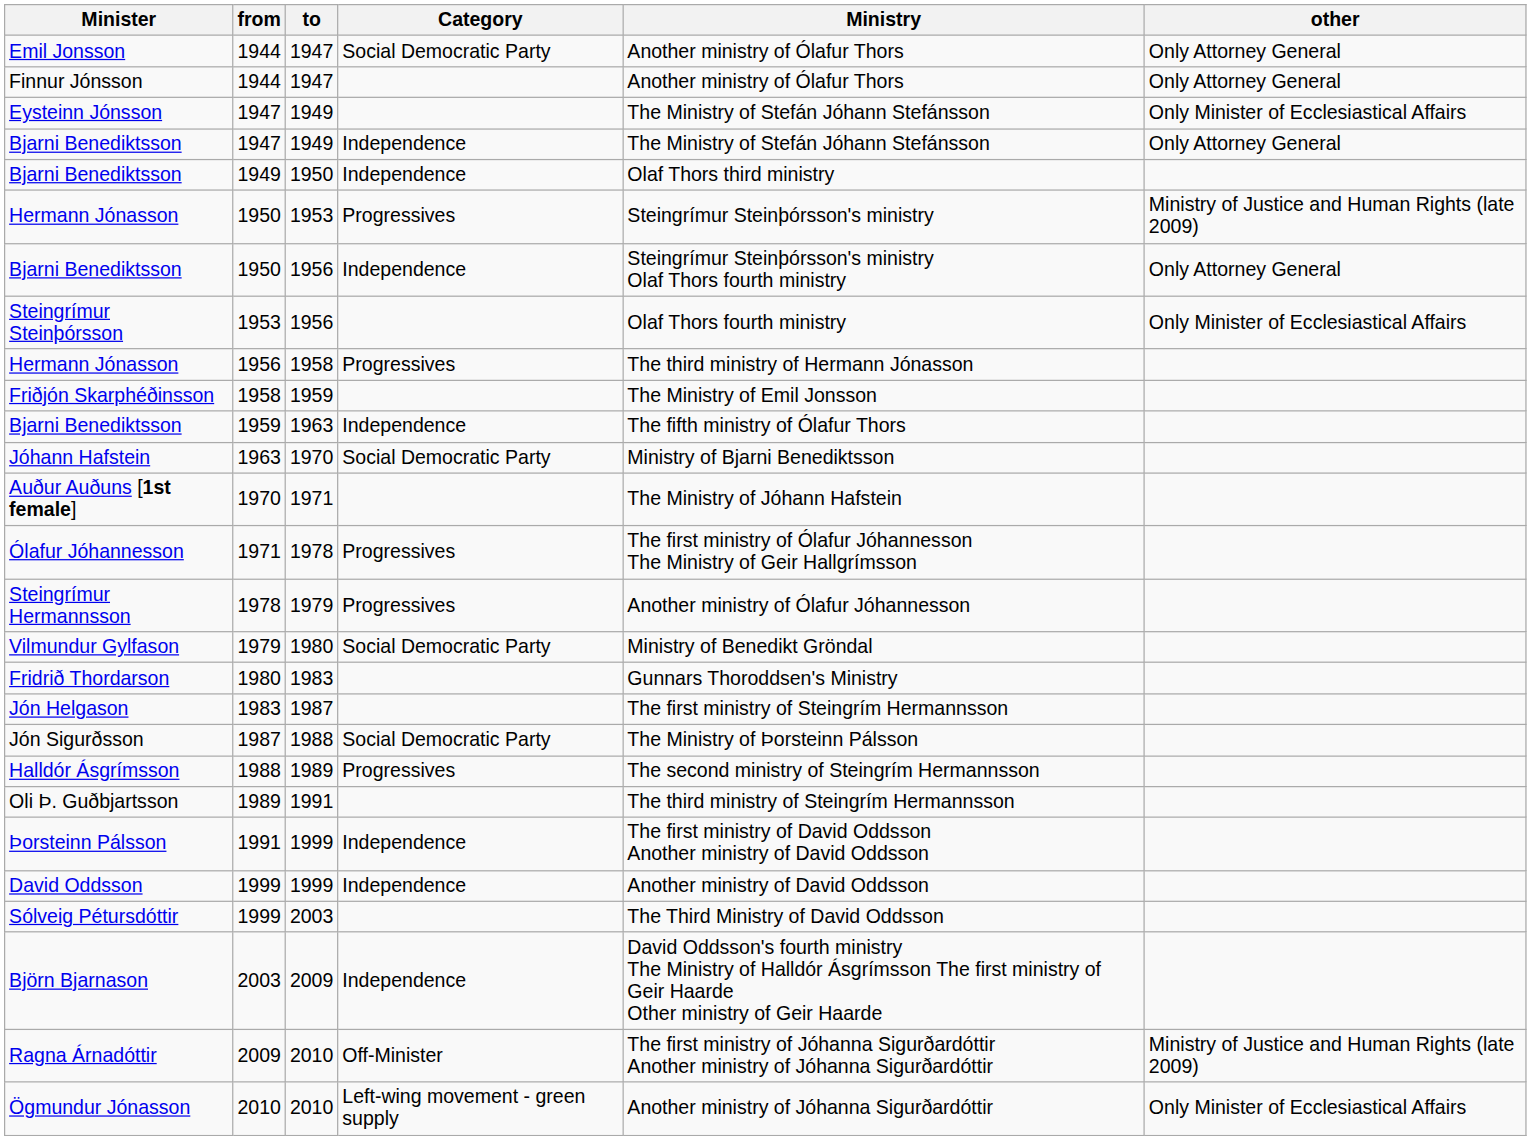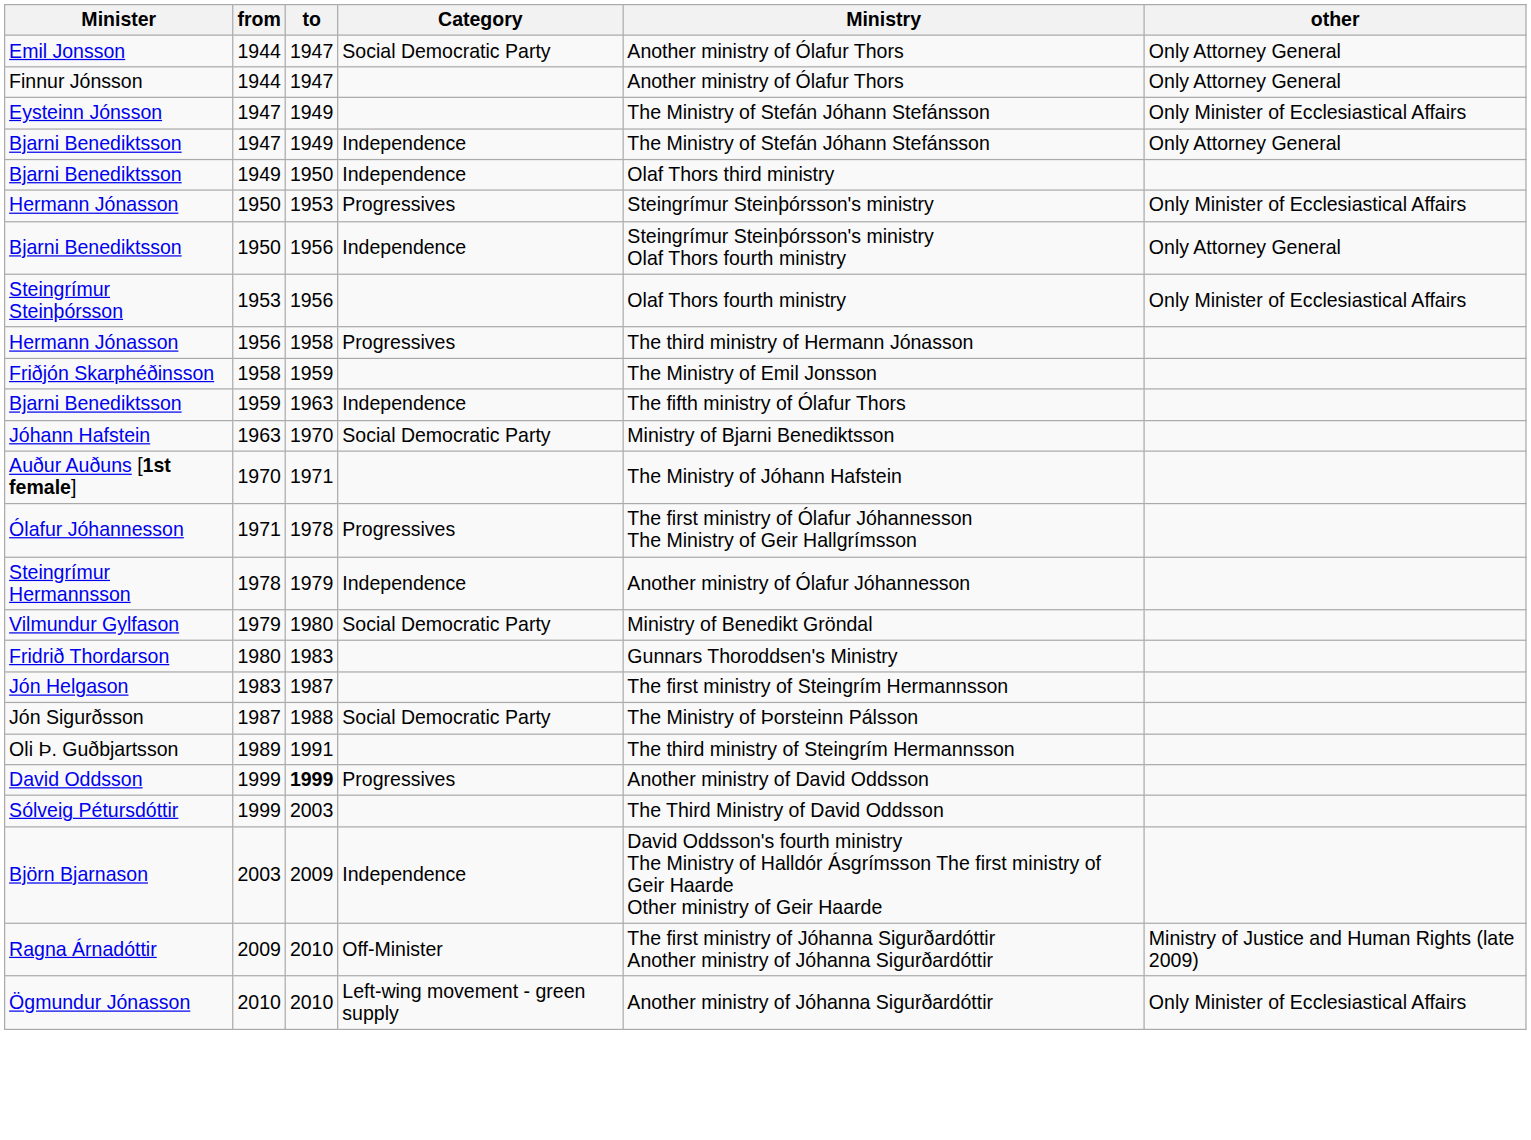(1332, 216) Ministry of Justice and Human Rights (late 2009) -> (1308, 205) Only Minister of Ecclesiastical Affairs
(399, 605) Progressives -> (404, 583) Independence
- row: (94, 770)
- row: (88, 843)
(312, 885) normal -> (312, 779) bold
(404, 885) Independence -> (399, 779) Progressives
